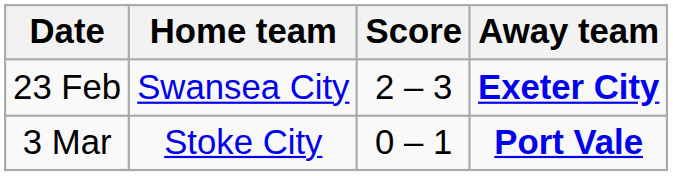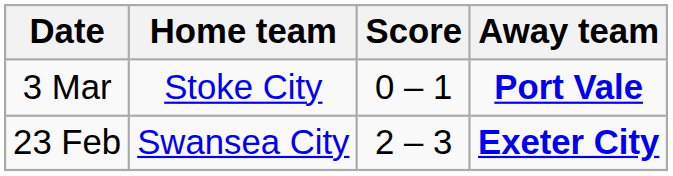rows swapped: (67, 87) <-> (67, 142)
